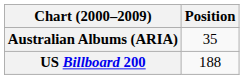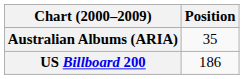(210, 62) 188 -> (210, 62) 186
